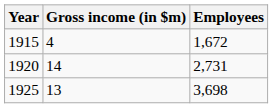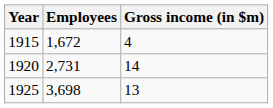columns swapped: (116, 17) <-> (229, 17)
